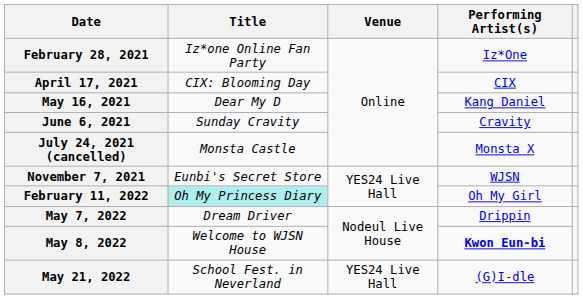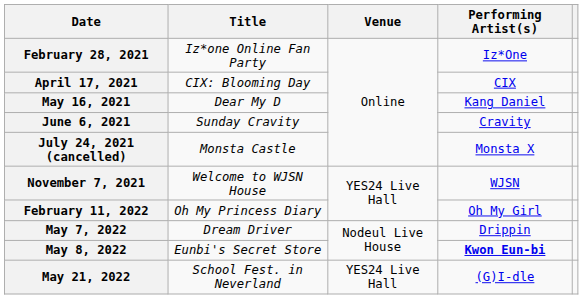(248, 176) Eunbi's Secret Store -> (248, 183) Welcome to WJSN House
(248, 196) paleturquoise background -> (248, 210) no background
(248, 243) Welcome to WJSN House -> (248, 250) Eunbi's Secret Store
